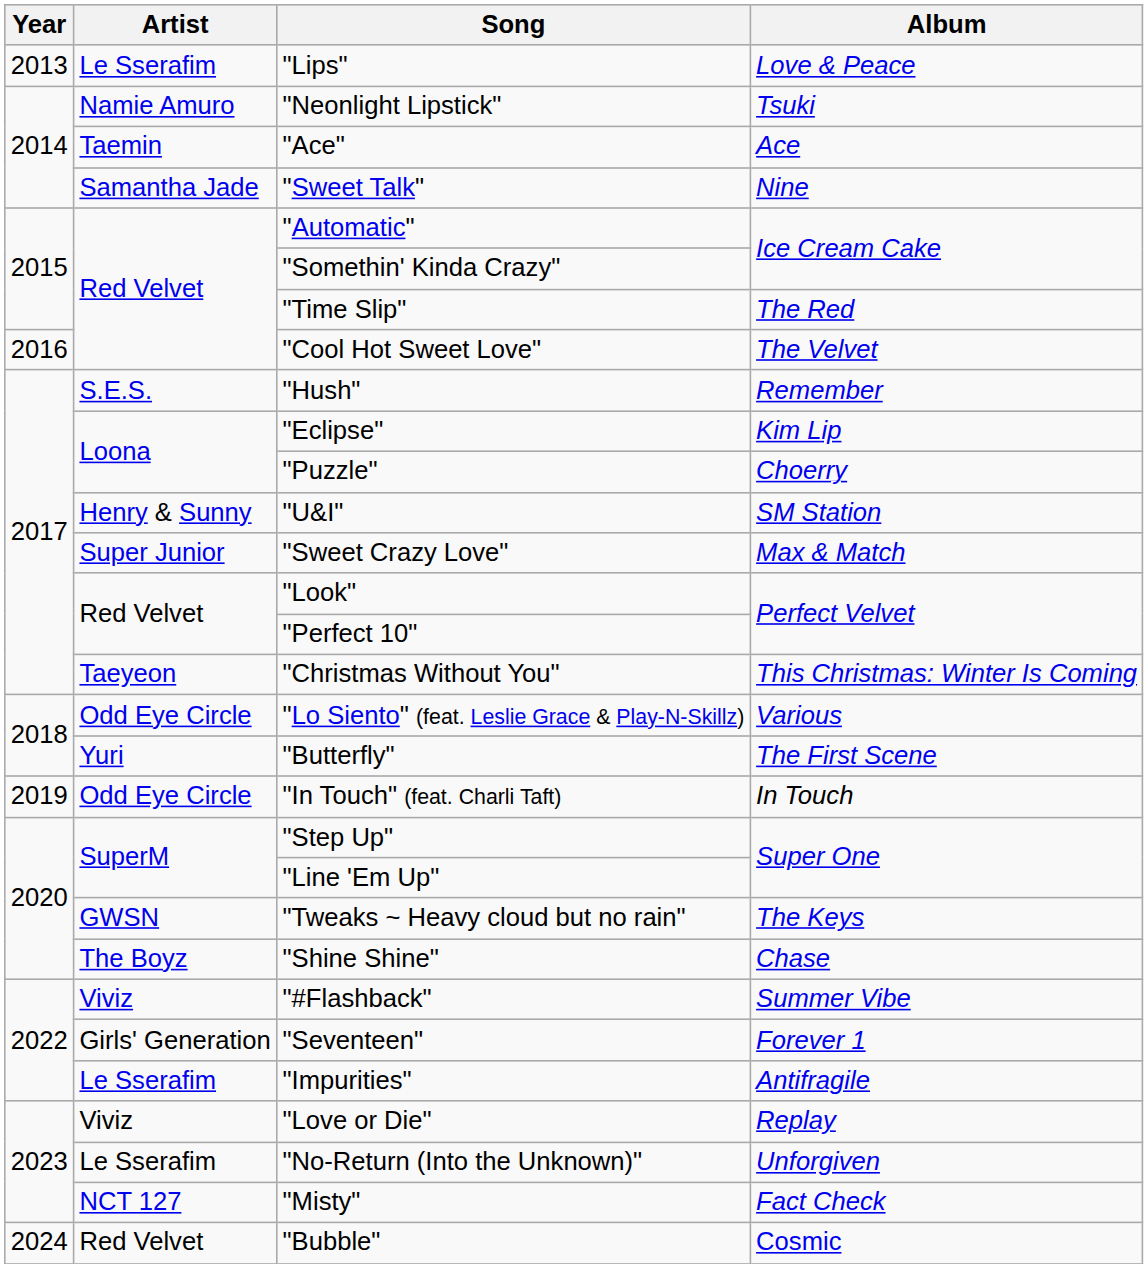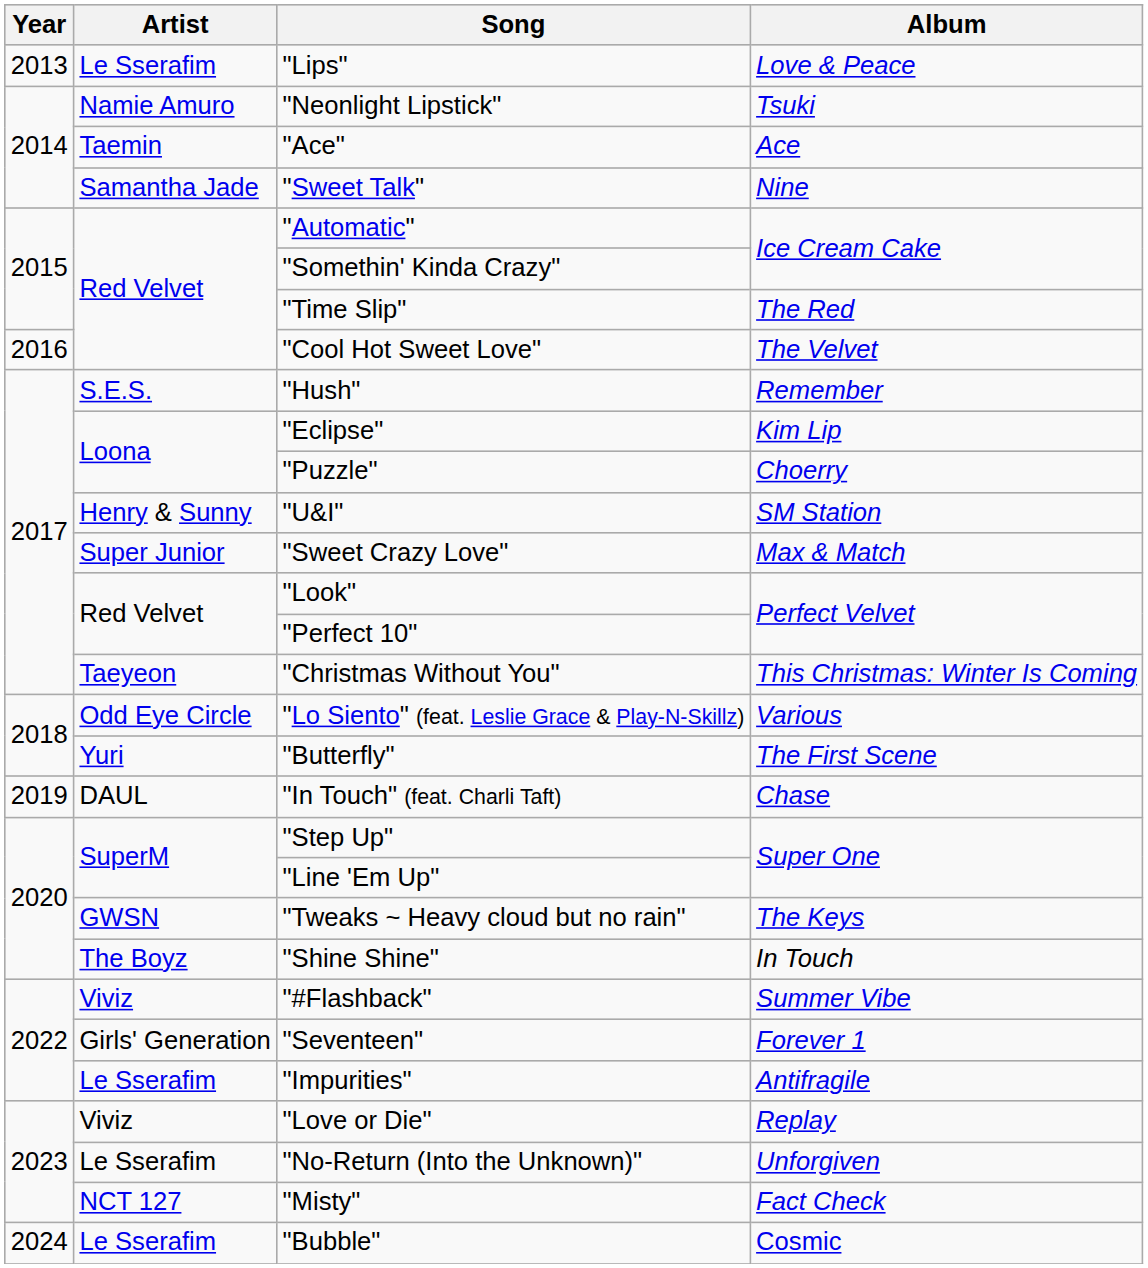(166, 796) Odd Eye Circle -> (114, 796) DAUL
(805, 796) In Touch -> (793, 796) Chase
(793, 958) Chase -> (805, 958) In Touch
(141, 1242) Red Velvet -> (148, 1242) Le Sserafim
